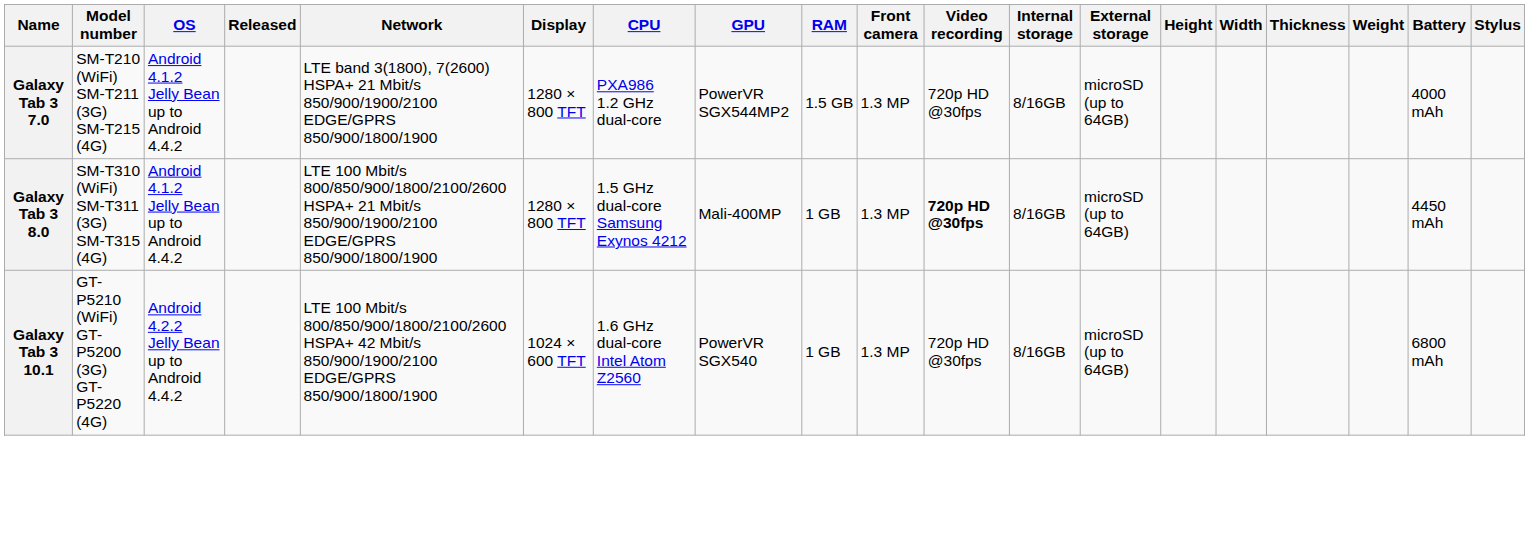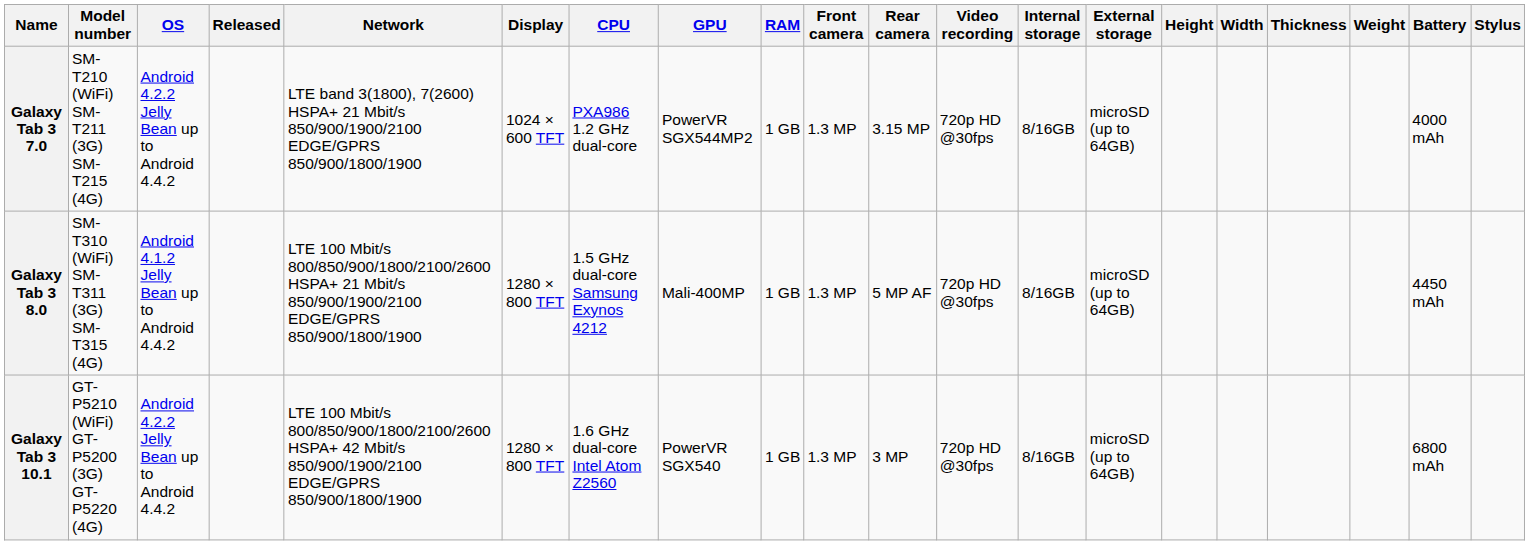+ column: (902, 25)
(184, 102) Android 4.1.2 Jelly Bean up to Android 4.4.2 -> (169, 128) Android 4.2.2 Jelly Bean up to Android 4.4.2
(557, 102) 1280 × 800 TFT -> (535, 128) 1024 × 600 TFT
(829, 102) 1.5 GB -> (783, 128) 1 GB
(959, 214) bold -> (970, 293) normal
(557, 352) 1024 × 600 TFT -> (535, 457) 1280 × 800 TFT
